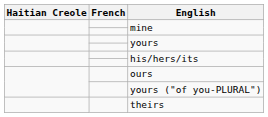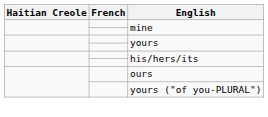- row: (47, 105)
